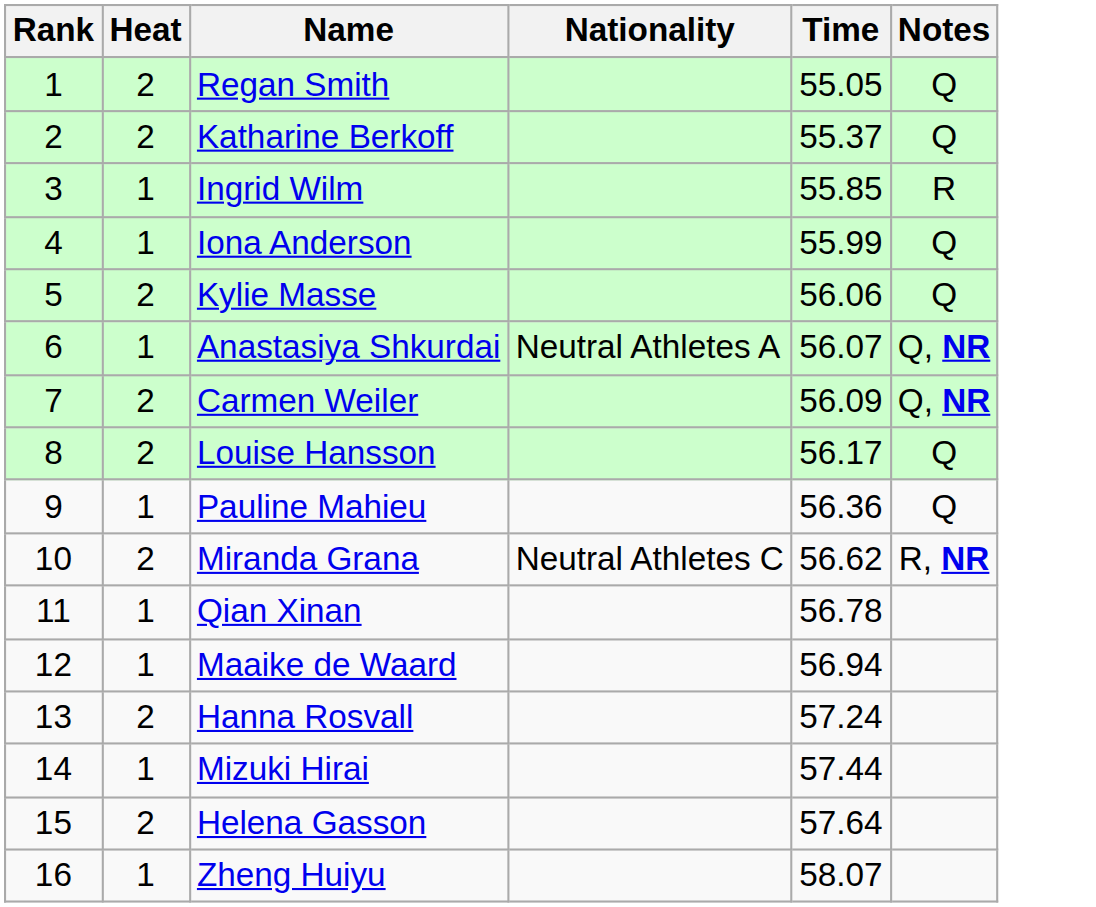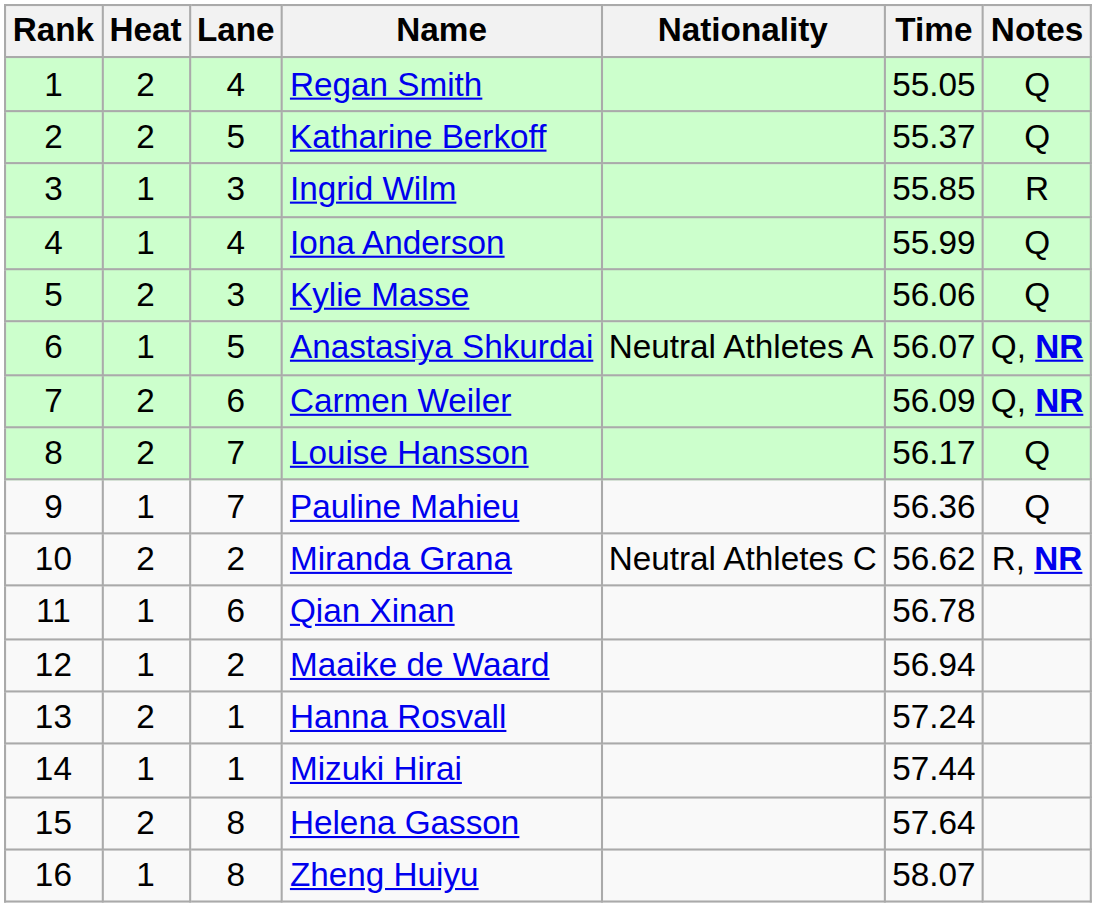+ column: (236, 30)
